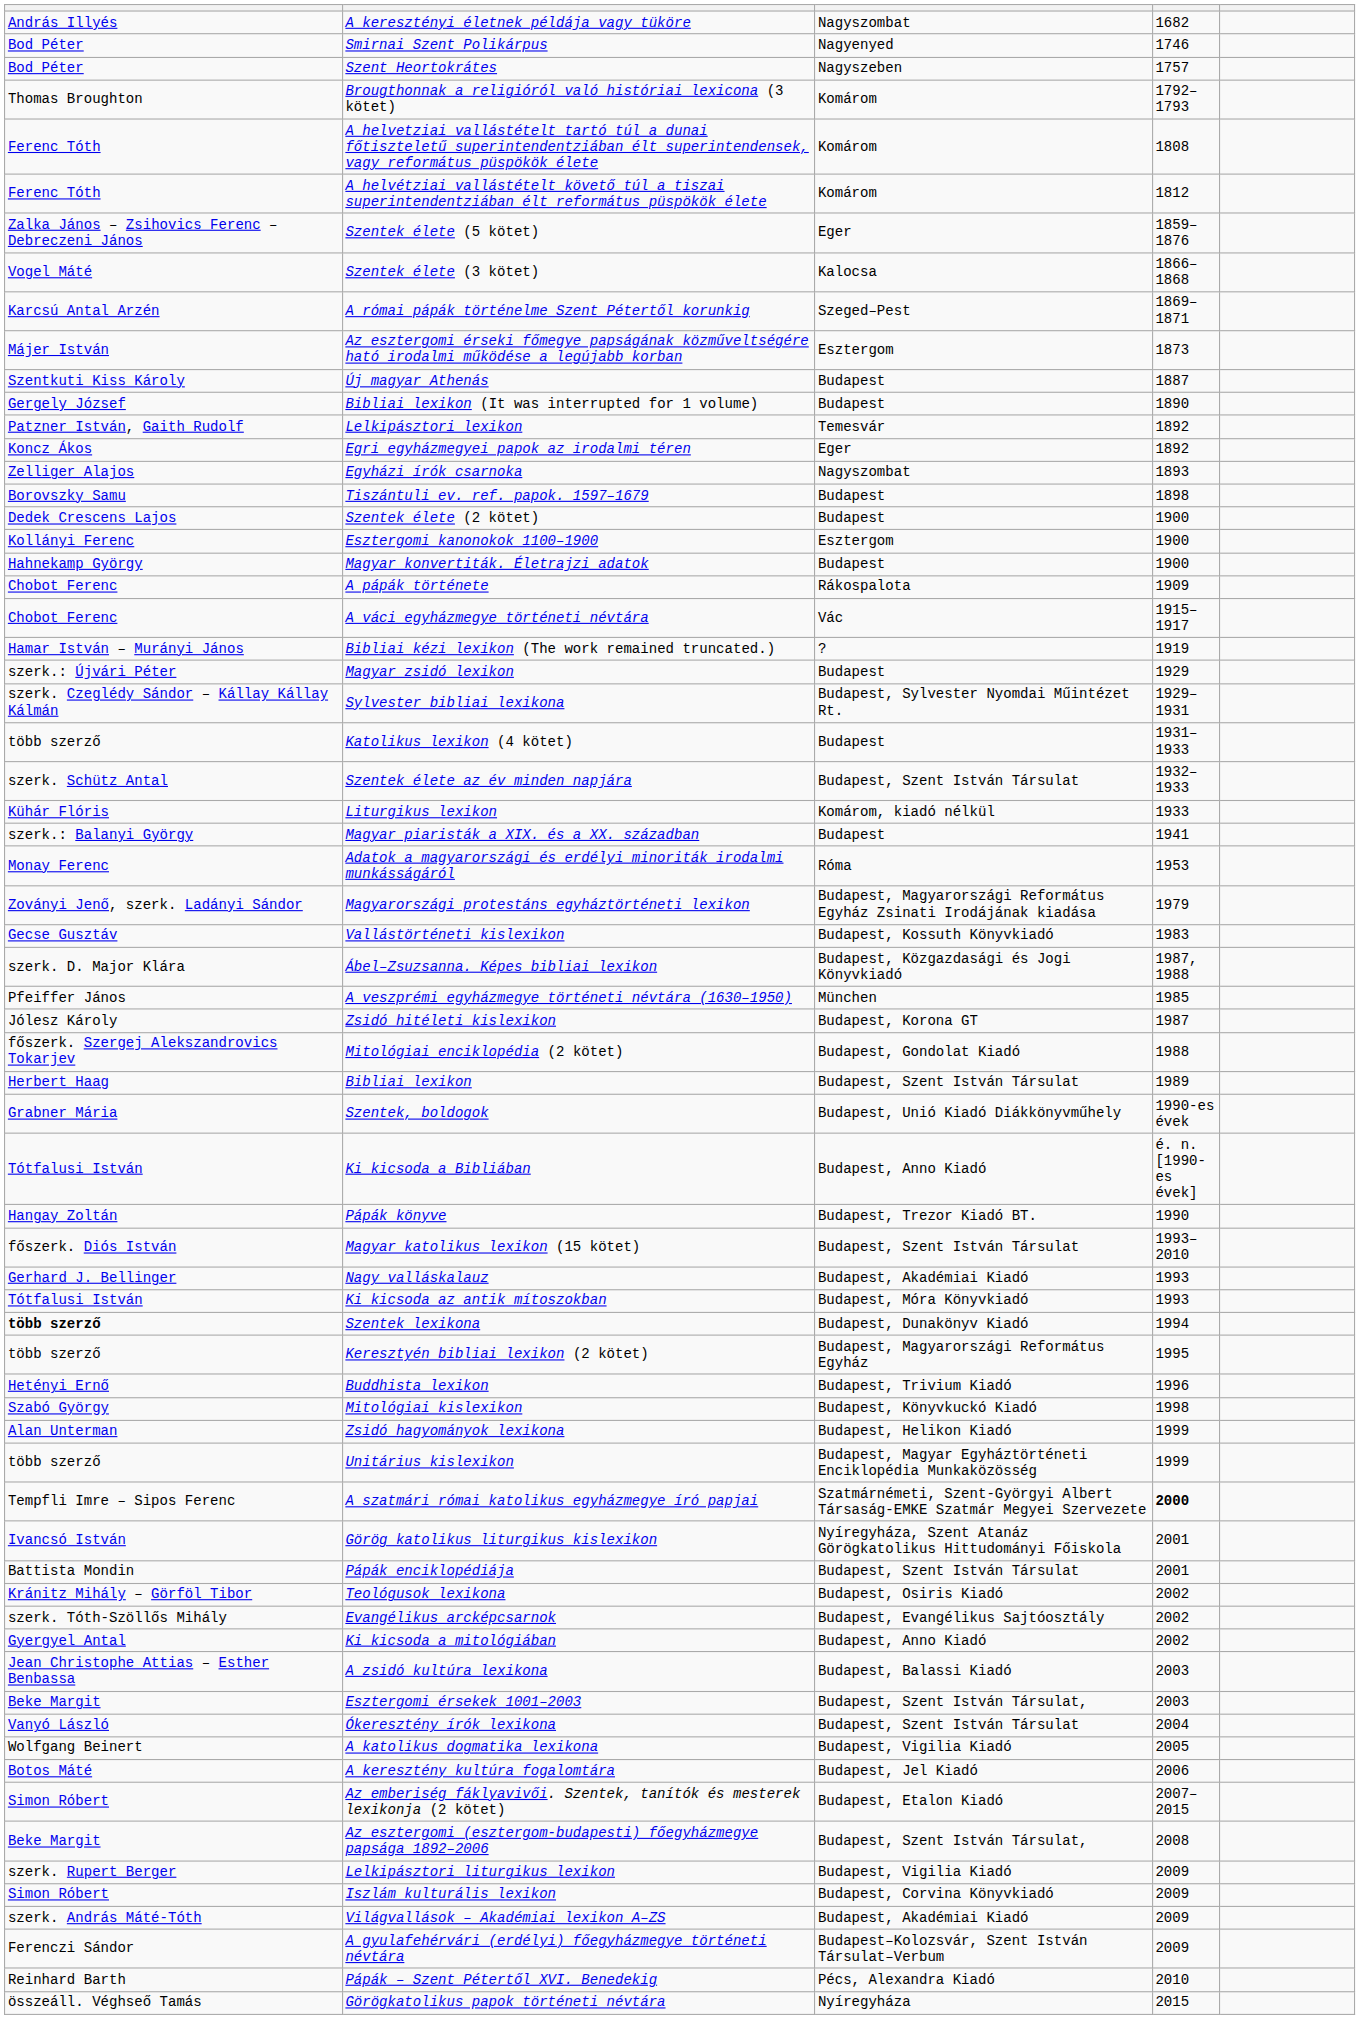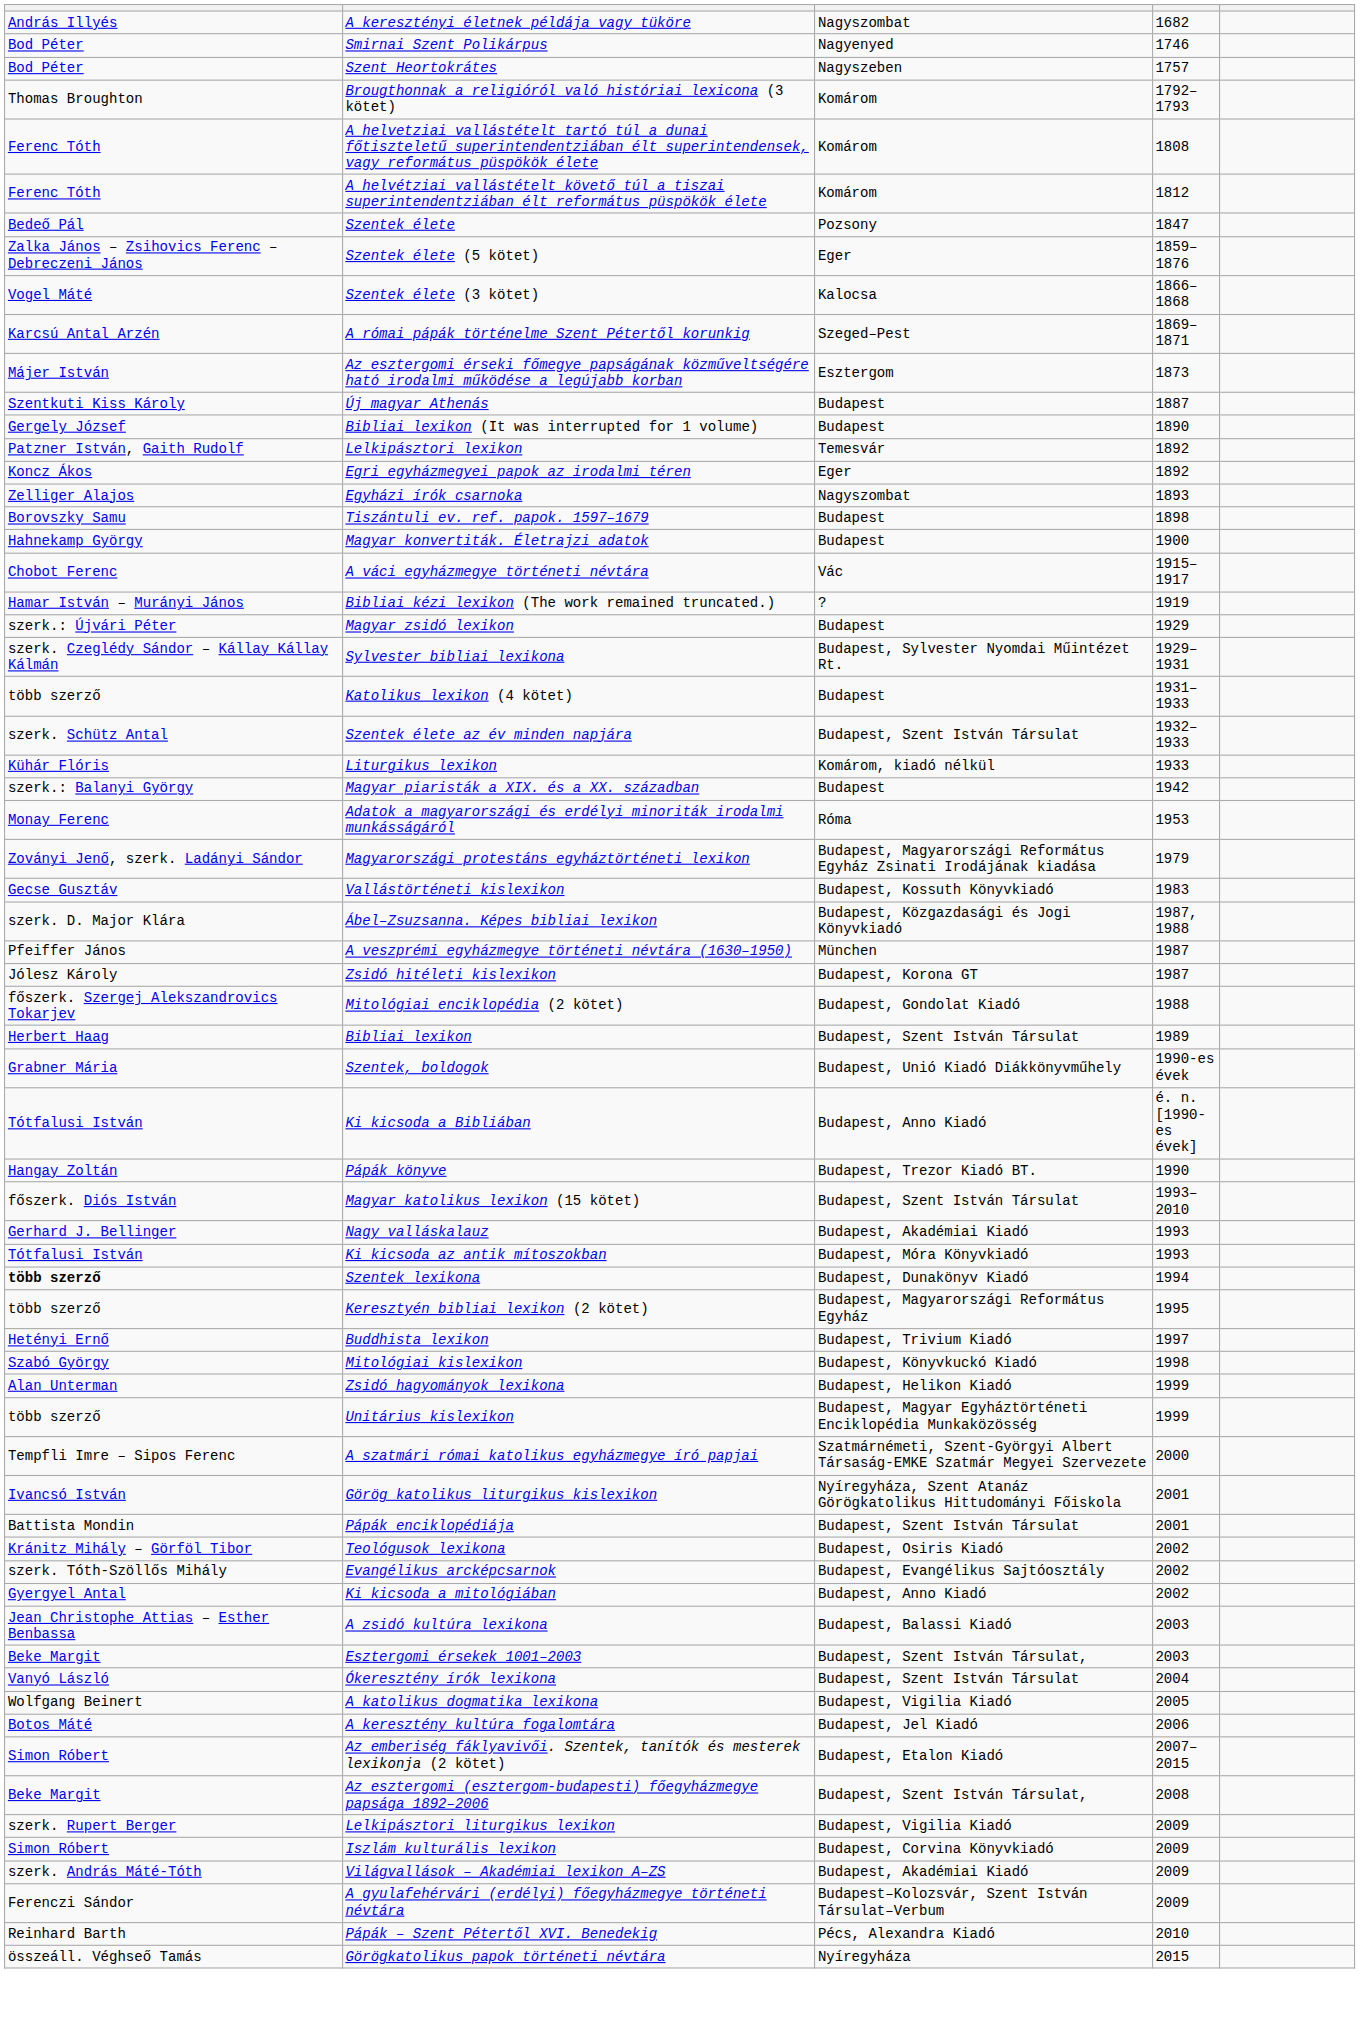+ row: (400, 225)
- row: (442, 518)
- row: (472, 541)
- row: (417, 587)
(1172, 835) 1941 -> (1172, 789) 1942
(1172, 998) 1985 -> (1172, 952) 1987
(1172, 1386) 1996 -> (1172, 1340) 1997
(1172, 1502) bold -> (1172, 1456) normal
